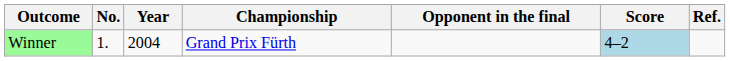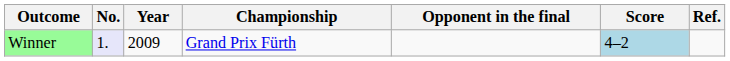(103, 42) no background -> (103, 42) lavender background
(144, 42) 2004 -> (144, 42) 2009
